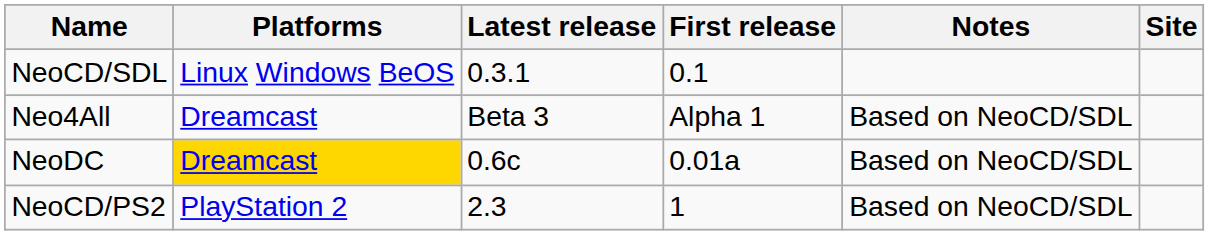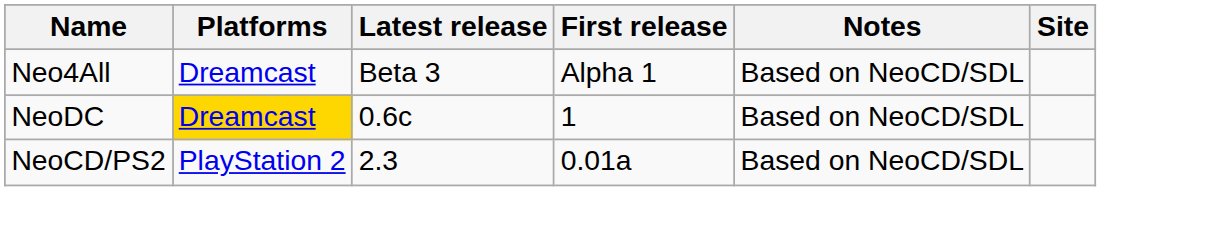- row: (89, 71)
(705, 161) 0.01a -> (569, 116) 1
(677, 206) 1 -> (596, 161) 0.01a
